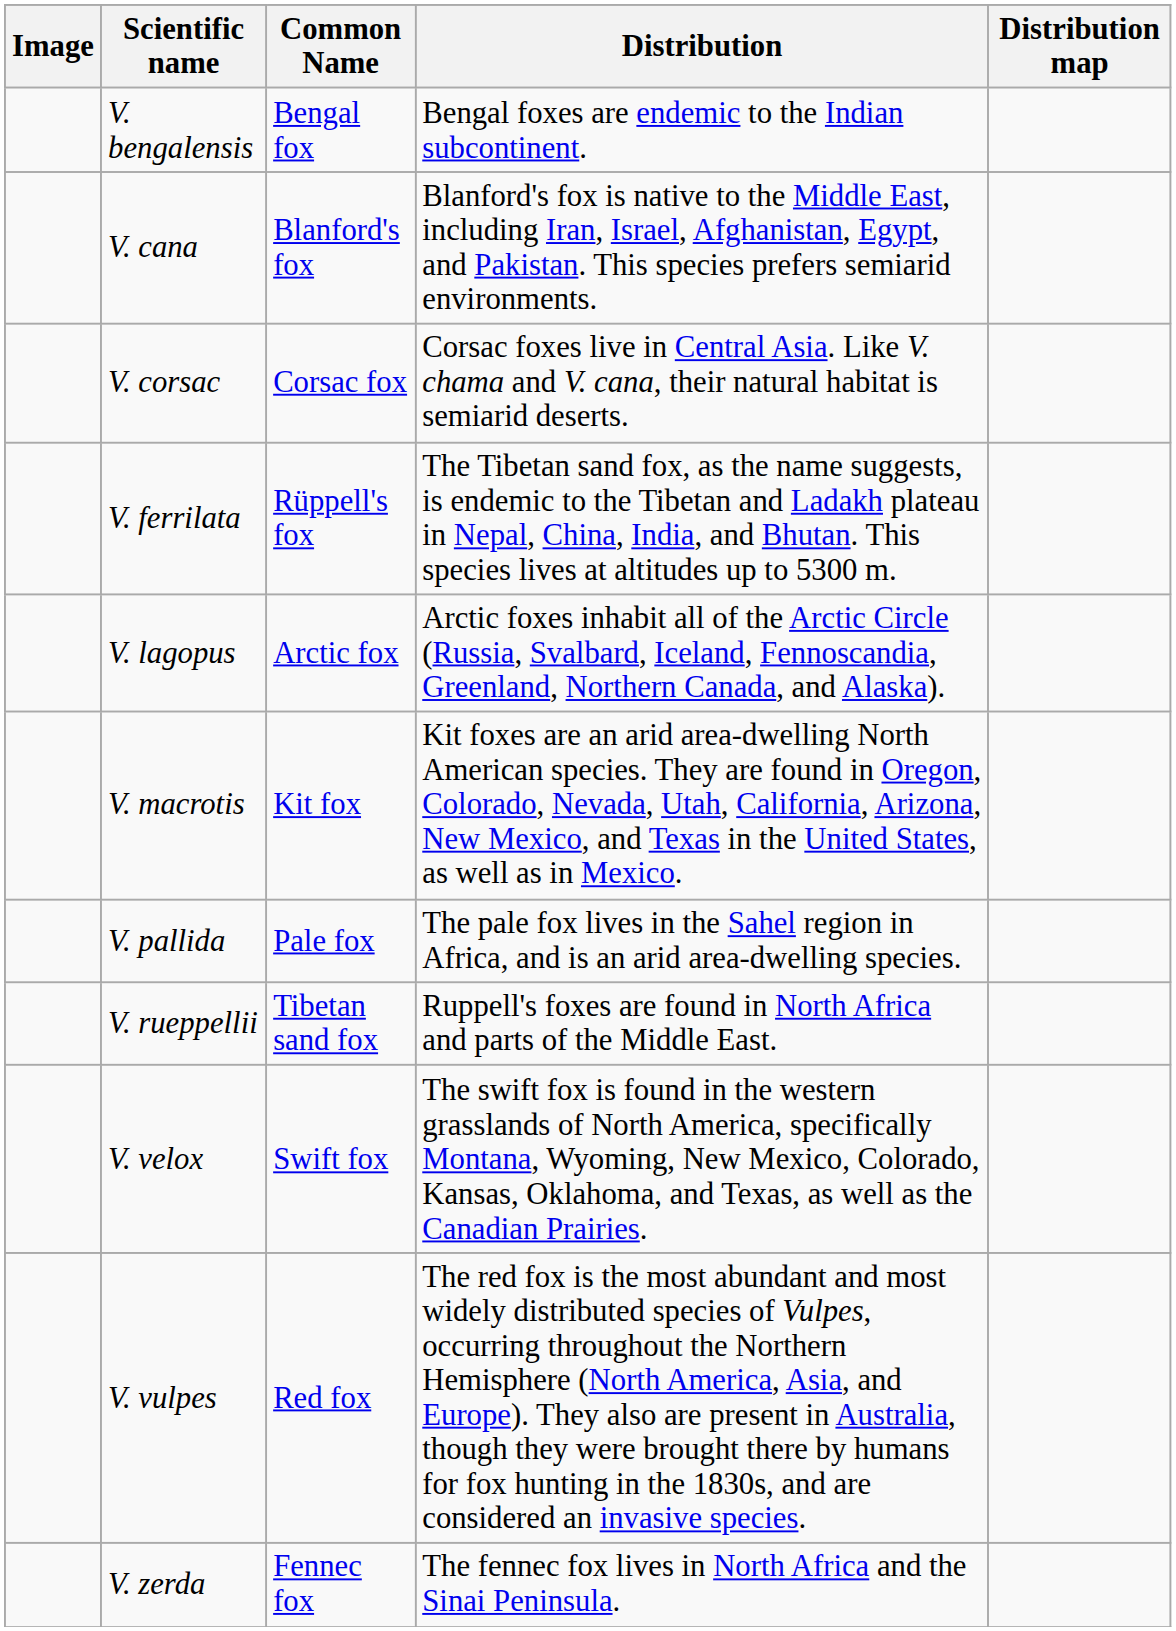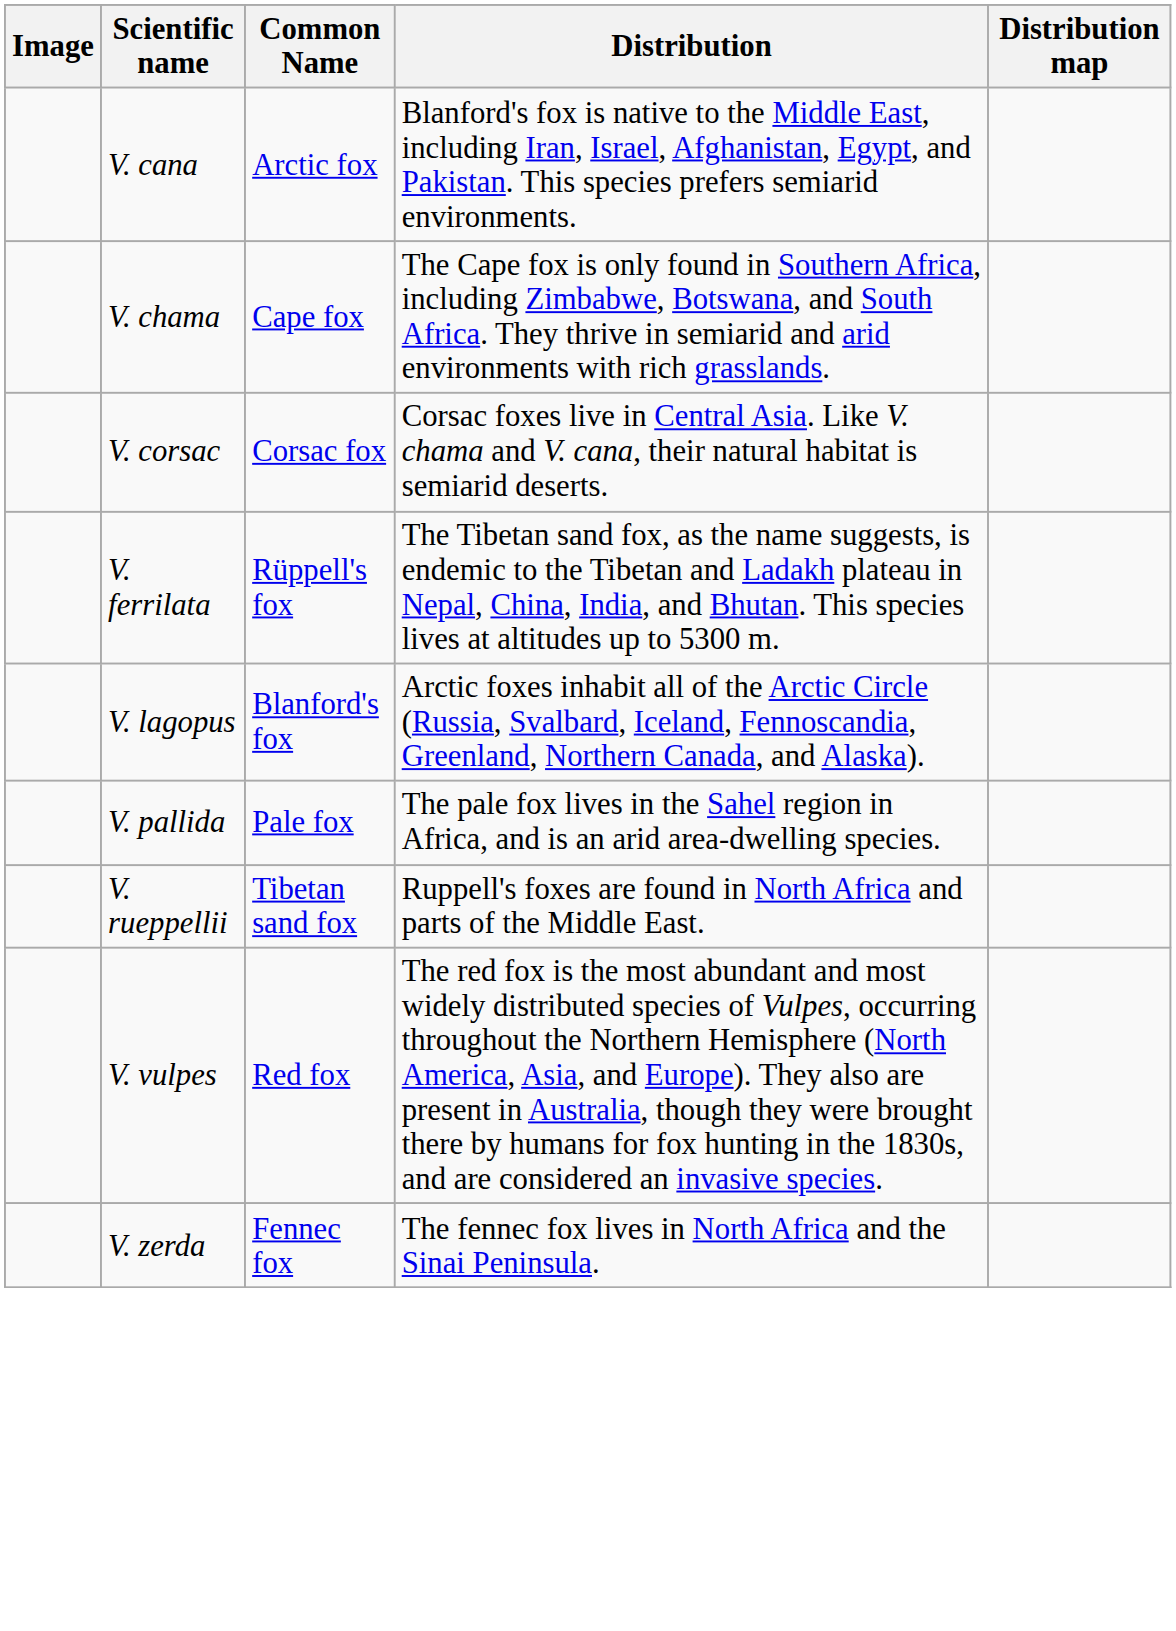- row: (181, 129)
(336, 247) Blanford's fox -> (315, 163) Arctic fox
+ row: (164, 316)
(336, 652) Arctic fox -> (316, 721) Blanford's fox
- row: (176, 805)
- row: (156, 1158)
